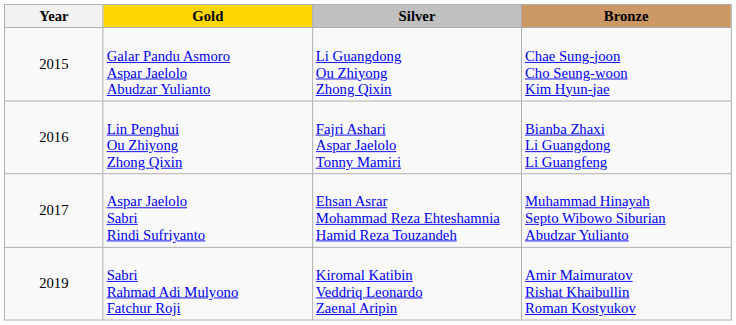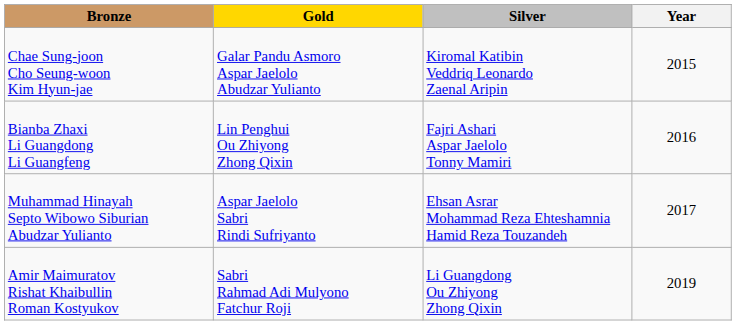columns swapped: (54, 16) <-> (626, 16)
(359, 72) Li Guangdong Ou Zhiyong Zhong Qixin -> (480, 72) Kiromal Katibin Veddriq Leonardo Zaenal Aripin
(369, 291) Kiromal Katibin Veddriq Leonardo Zaenal Aripin -> (469, 291) Li Guangdong Ou Zhiyong Zhong Qixin
